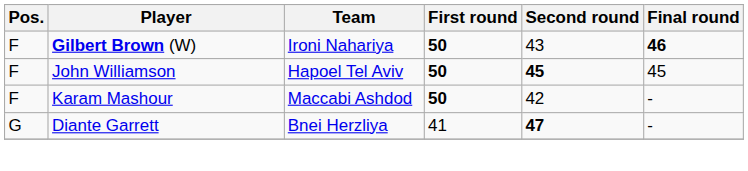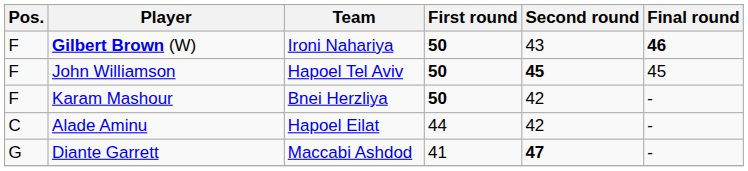(350, 98) Maccabi Ashdod -> (338, 98) Bnei Herzliya
+ row: (100, 125)
(338, 125) Bnei Herzliya -> (350, 152) Maccabi Ashdod
